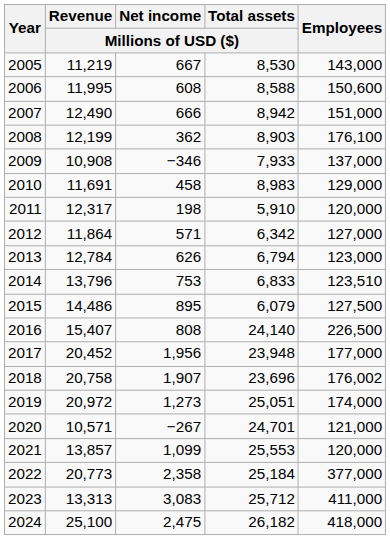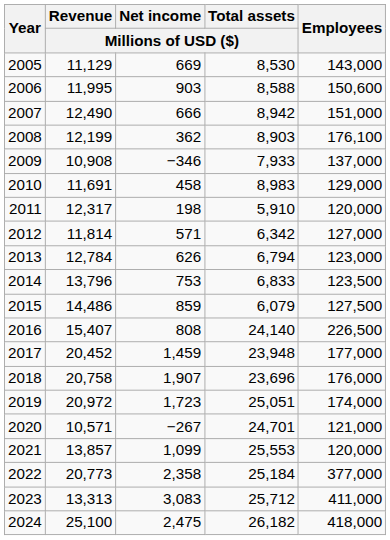(89, 64) 11,219 -> (89, 64) 11,129
(188, 64) 667 -> (188, 64) 669
(188, 88) 608 -> (188, 88) 903
(89, 233) 11,864 -> (89, 233) 11,814
(355, 281) 123,510 -> (355, 281) 123,500
(188, 305) 895 -> (188, 305) 859
(182, 354) 1,956 -> (182, 354) 1,459
(355, 378) 176,002 -> (355, 378) 176,000
(182, 402) 1,273 -> (182, 402) 1,723
